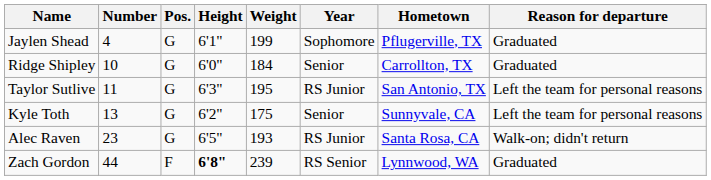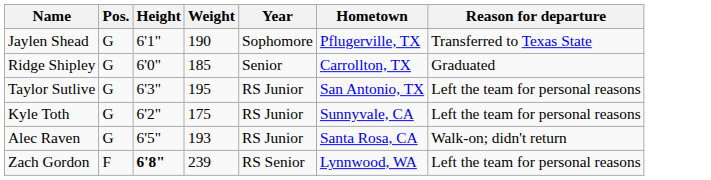- column: (130, 16)
(261, 41) 199 -> (199, 41) 190
(525, 41) Graduated -> (512, 41) Transferred to Texas State
(261, 65) 184 -> (199, 65) 185
(324, 114) Senior -> (273, 114) RS Junior
(525, 162) Graduated -> (536, 162) Left the team for personal reasons
